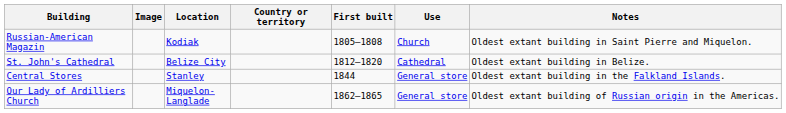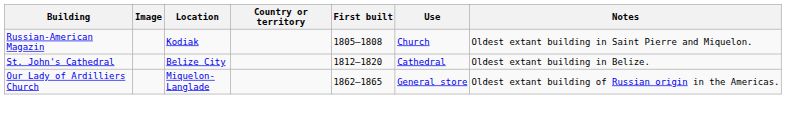- row: (44, 76)
